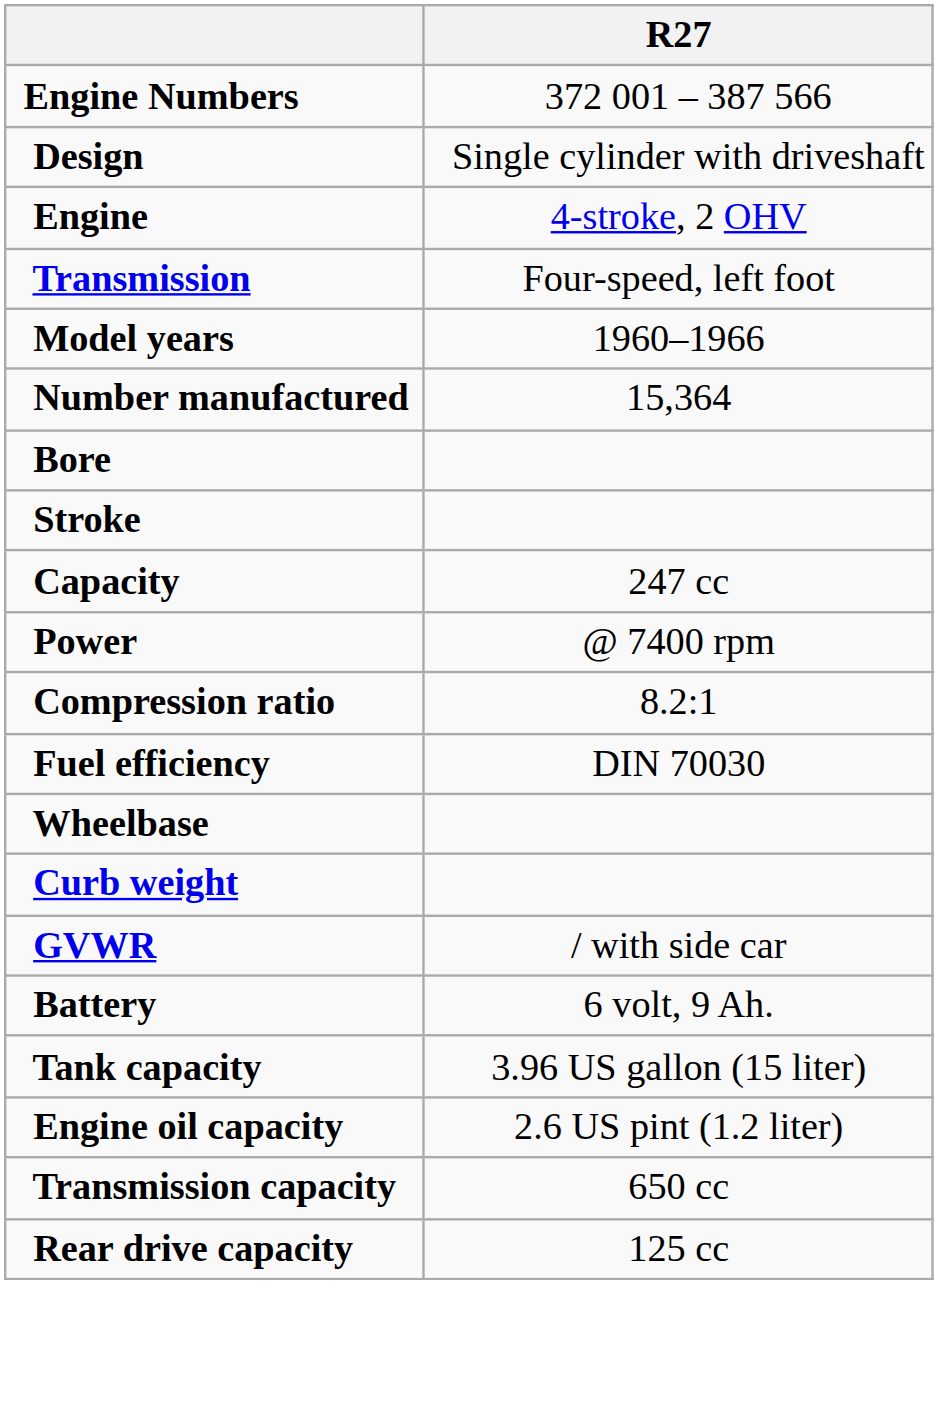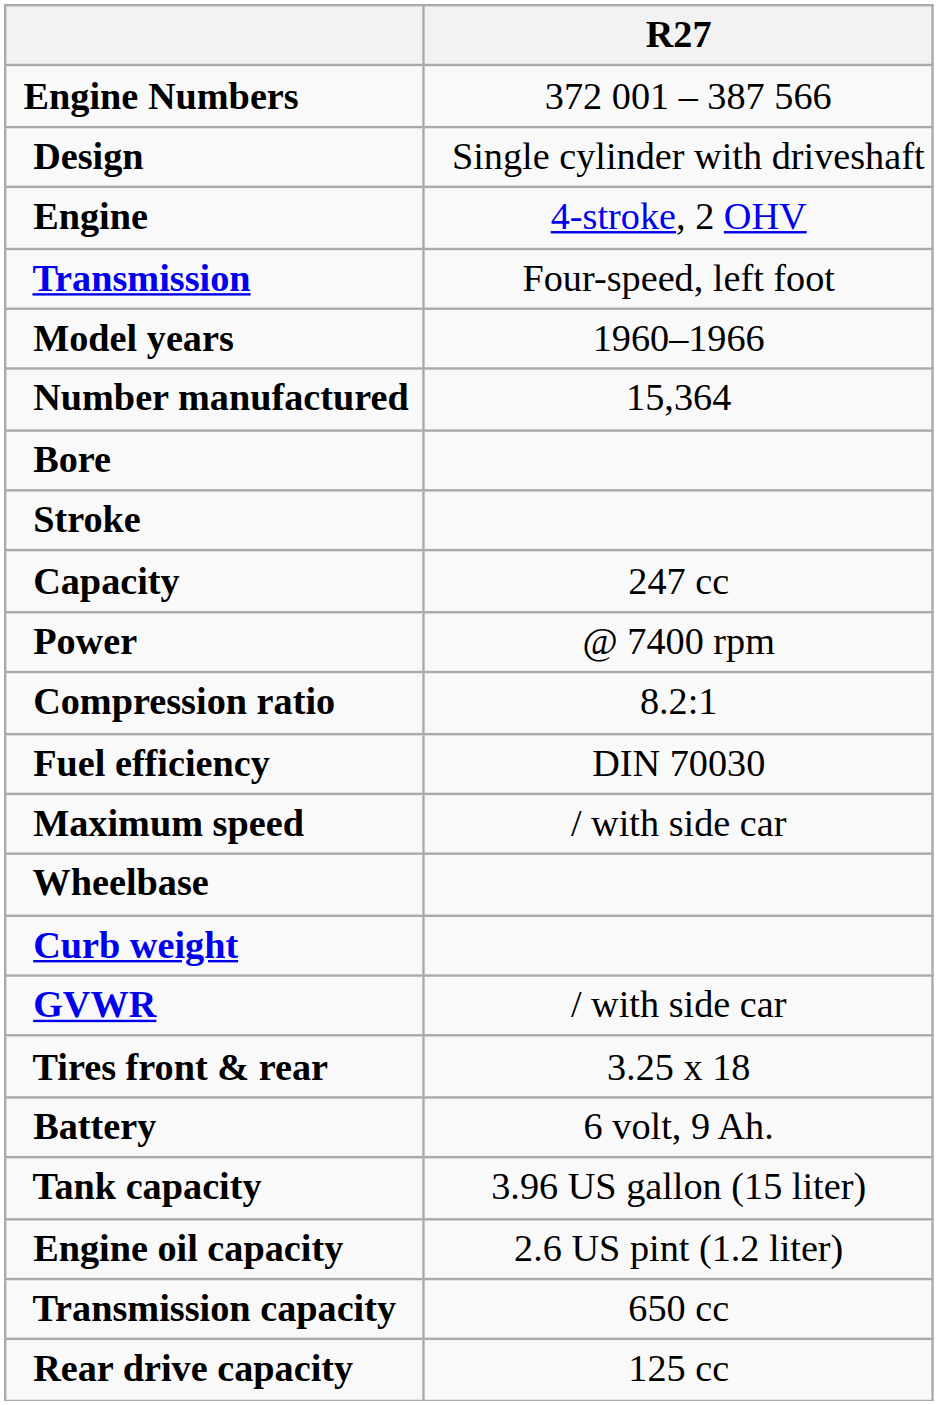+ row: (169, 823)
+ row: (171, 1065)
